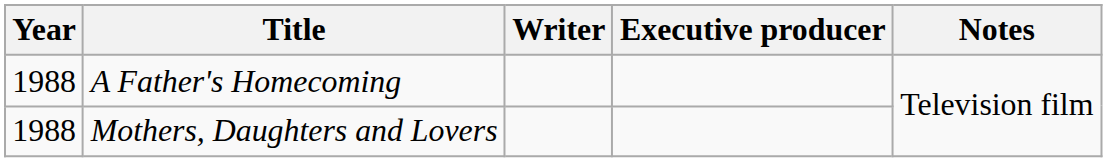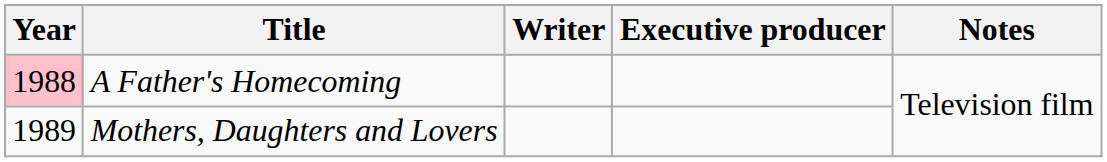(44, 80) no background -> (44, 80) pink background
(44, 130) 1988 -> (44, 130) 1989
